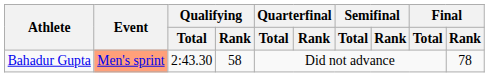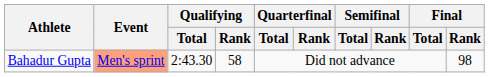(465, 61) 78 -> (465, 61) 98
